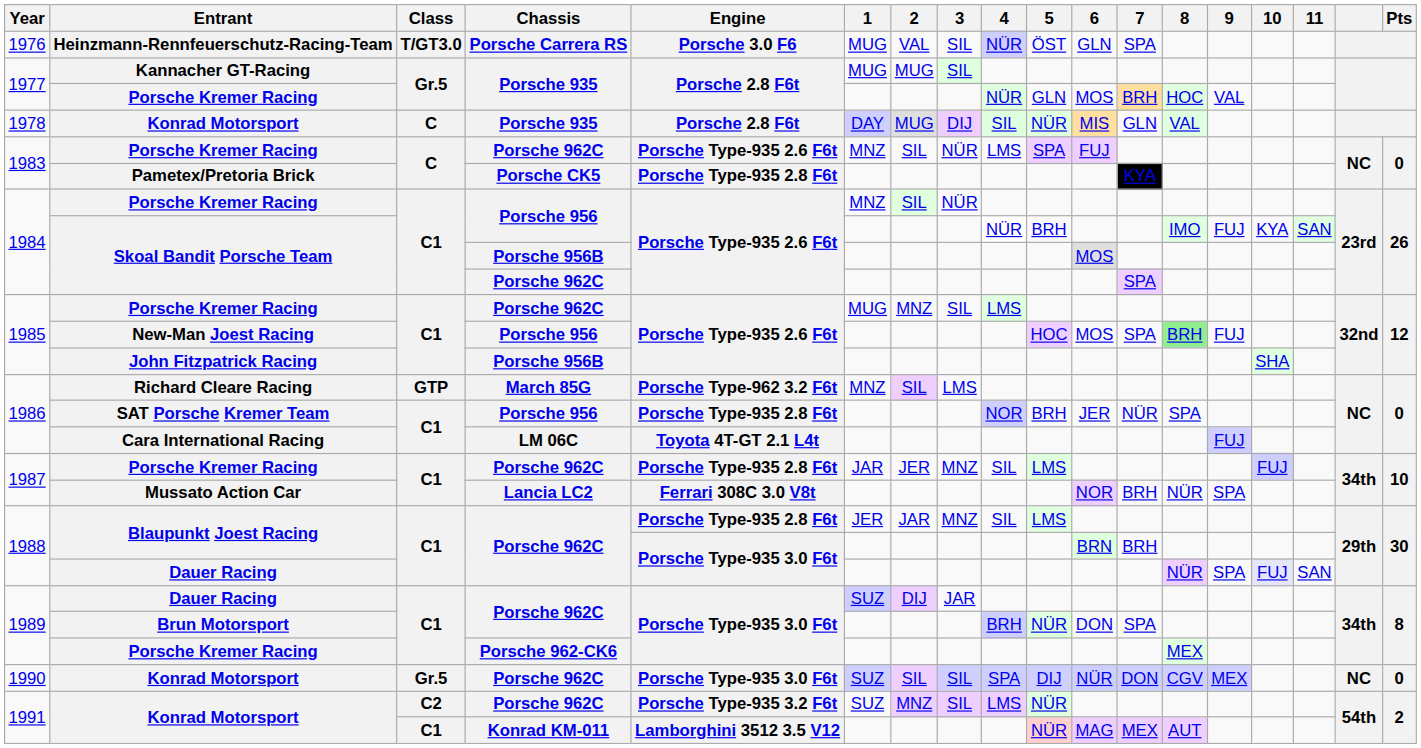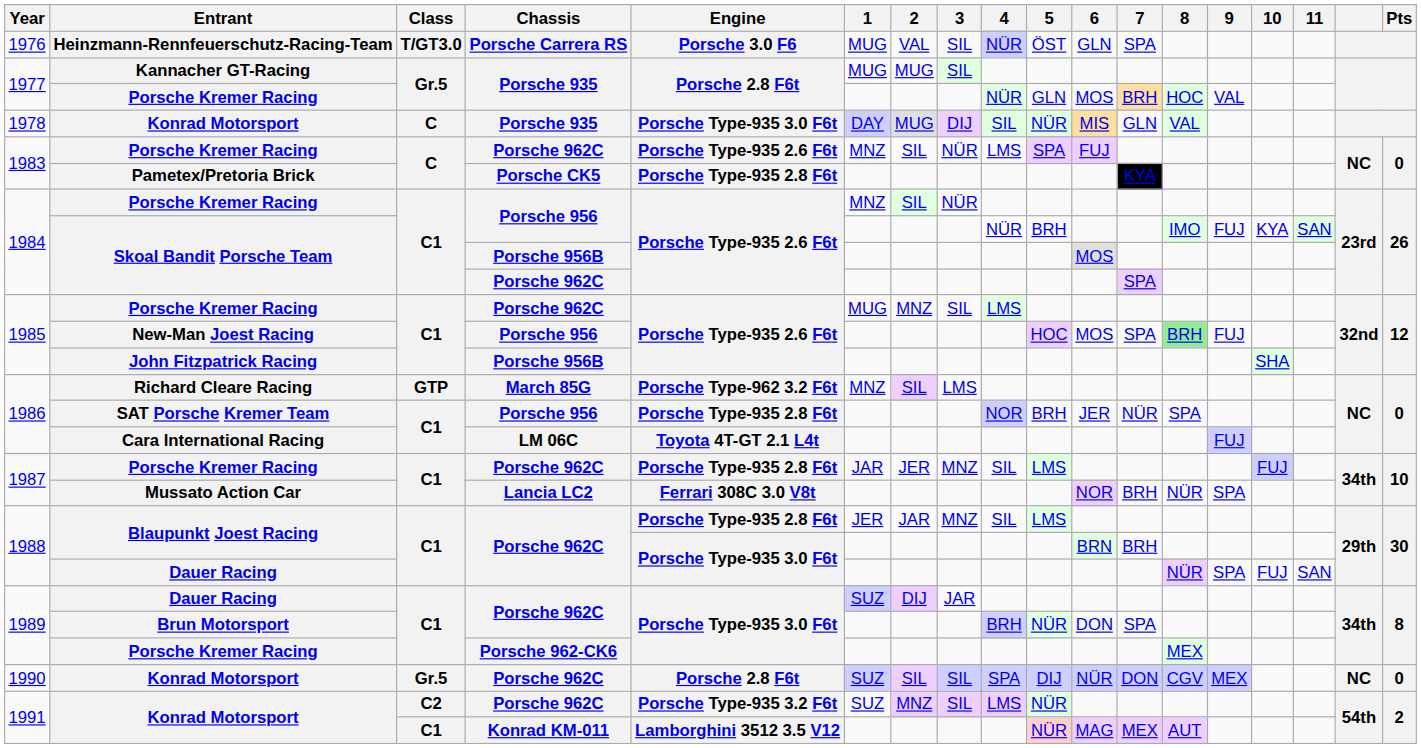(738, 124) Porsche 2.8 F6t -> (738, 124) Porsche Type-935 3.0 F6t
(1272, 572) lavender background -> (1272, 572) no background
(738, 678) Porsche Type-935 3.0 F6t -> (738, 678) Porsche 2.8 F6t
